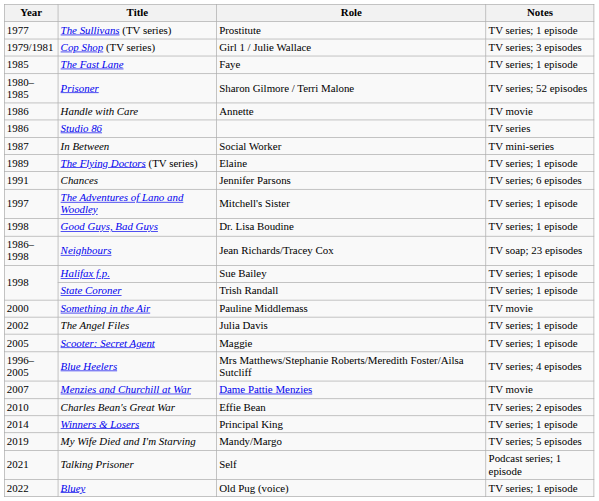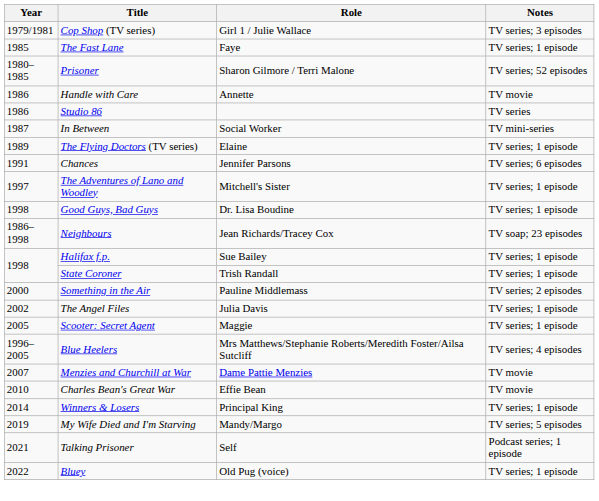- row: (116, 30)
(511, 308) TV movie -> (535, 291) TV series; 2 episodes
(535, 407) TV series; 2 episodes -> (511, 389) TV movie
